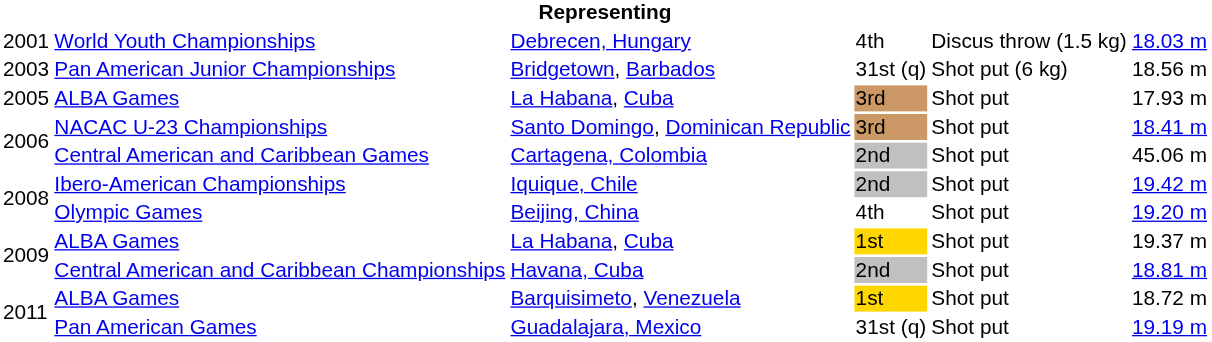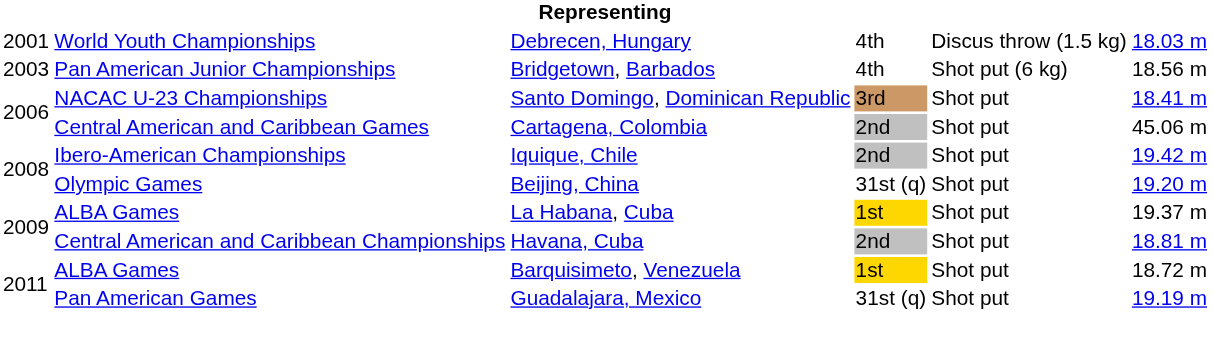(891, 69) 31st (q) -> (870, 69) 4th
- row: (26, 98)
(870, 212) 4th -> (891, 184) 31st (q)
